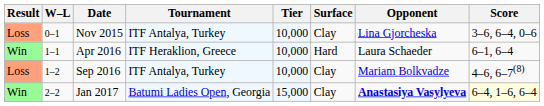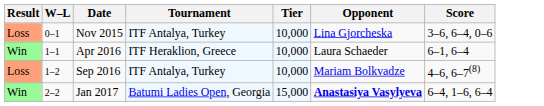- column: (333, 13)
(504, 92) lightyellow background -> (460, 92) no background
